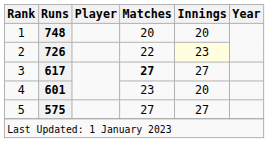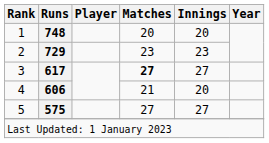(55, 52) 726 -> (55, 52) 729
(147, 52) 22 -> (147, 52) 23
(202, 52) lightyellow background -> (202, 52) no background
(55, 90) 601 -> (55, 90) 606
(147, 90) 23 -> (147, 90) 21
